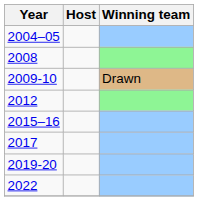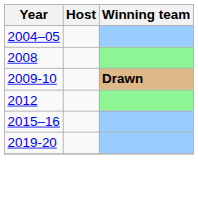(122, 79) normal -> (123, 79) bold
- row: (22, 143)
- row: (22, 185)
